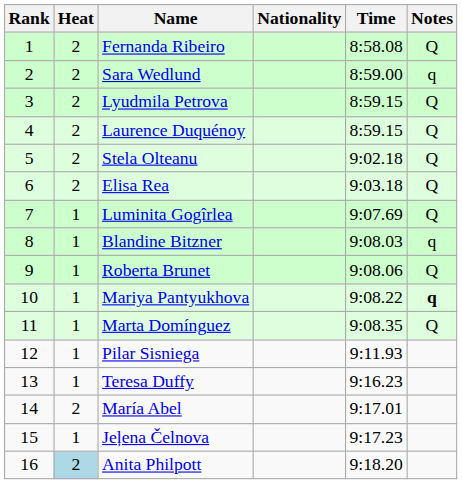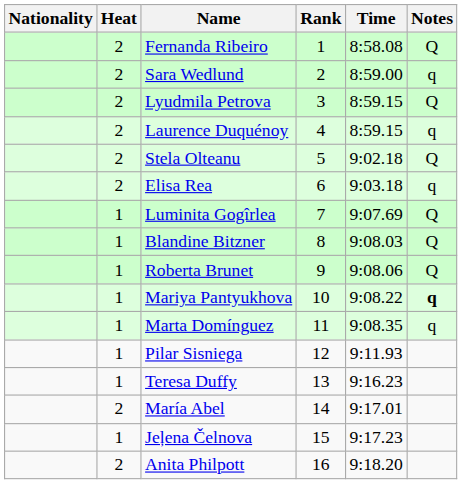columns swapped: (29, 18) <-> (299, 18)
(432, 130) Q -> (432, 130) q
(432, 185) Q -> (432, 185) q
(432, 241) q -> (432, 241) Q
(432, 325) Q -> (432, 325) q
(76, 465) lightblue background -> (119, 465) no background
